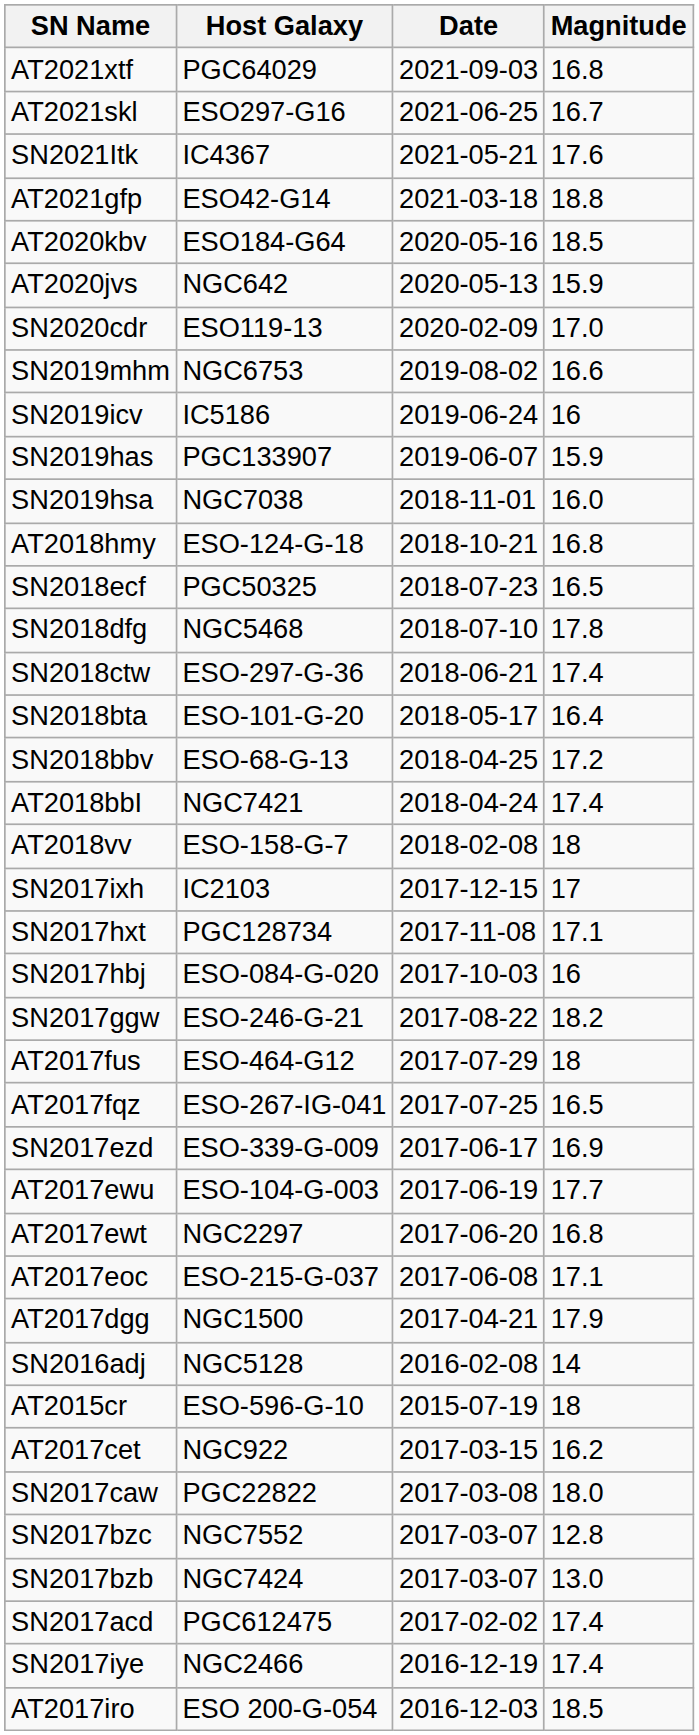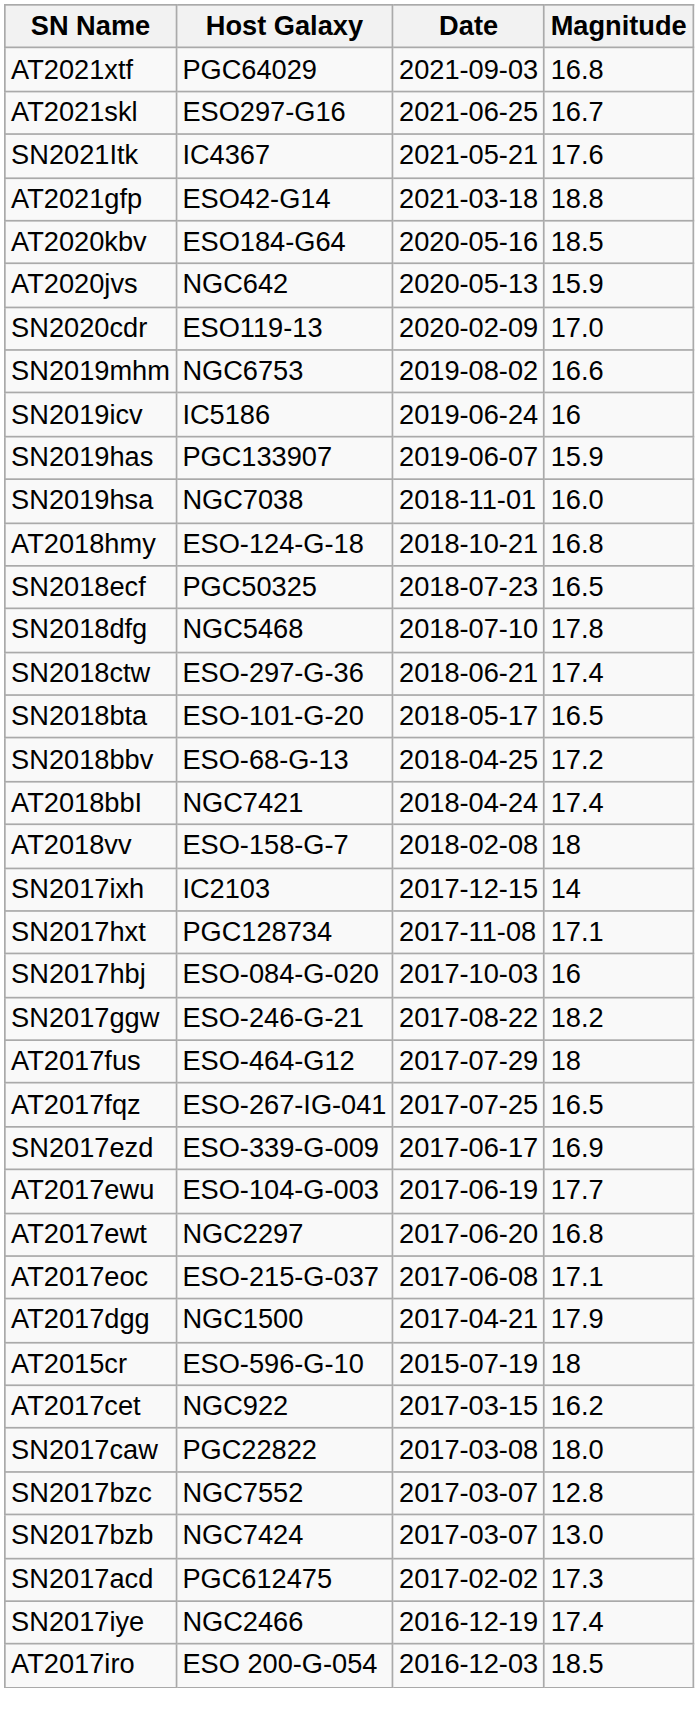(577, 716) 16.4 -> (577, 716) 16.5
(566, 888) 17 -> (566, 888) 14
- row: (78, 1363)
(577, 1622) 17.4 -> (577, 1579) 17.3
